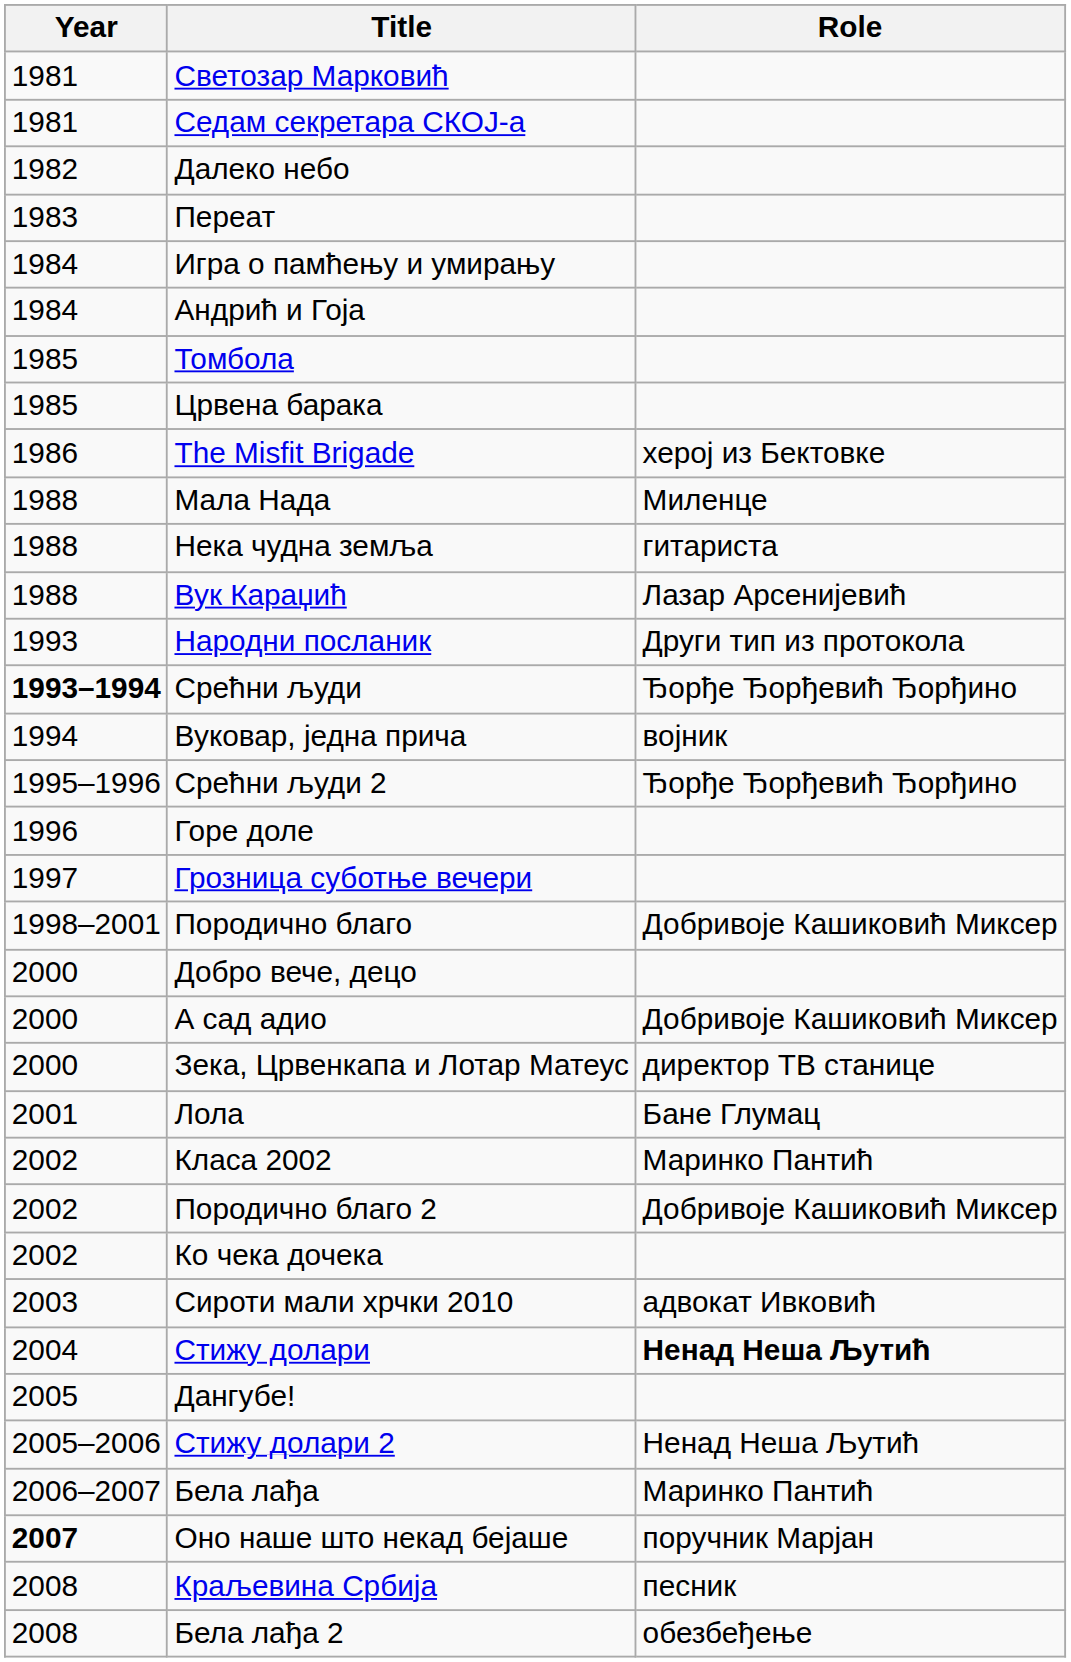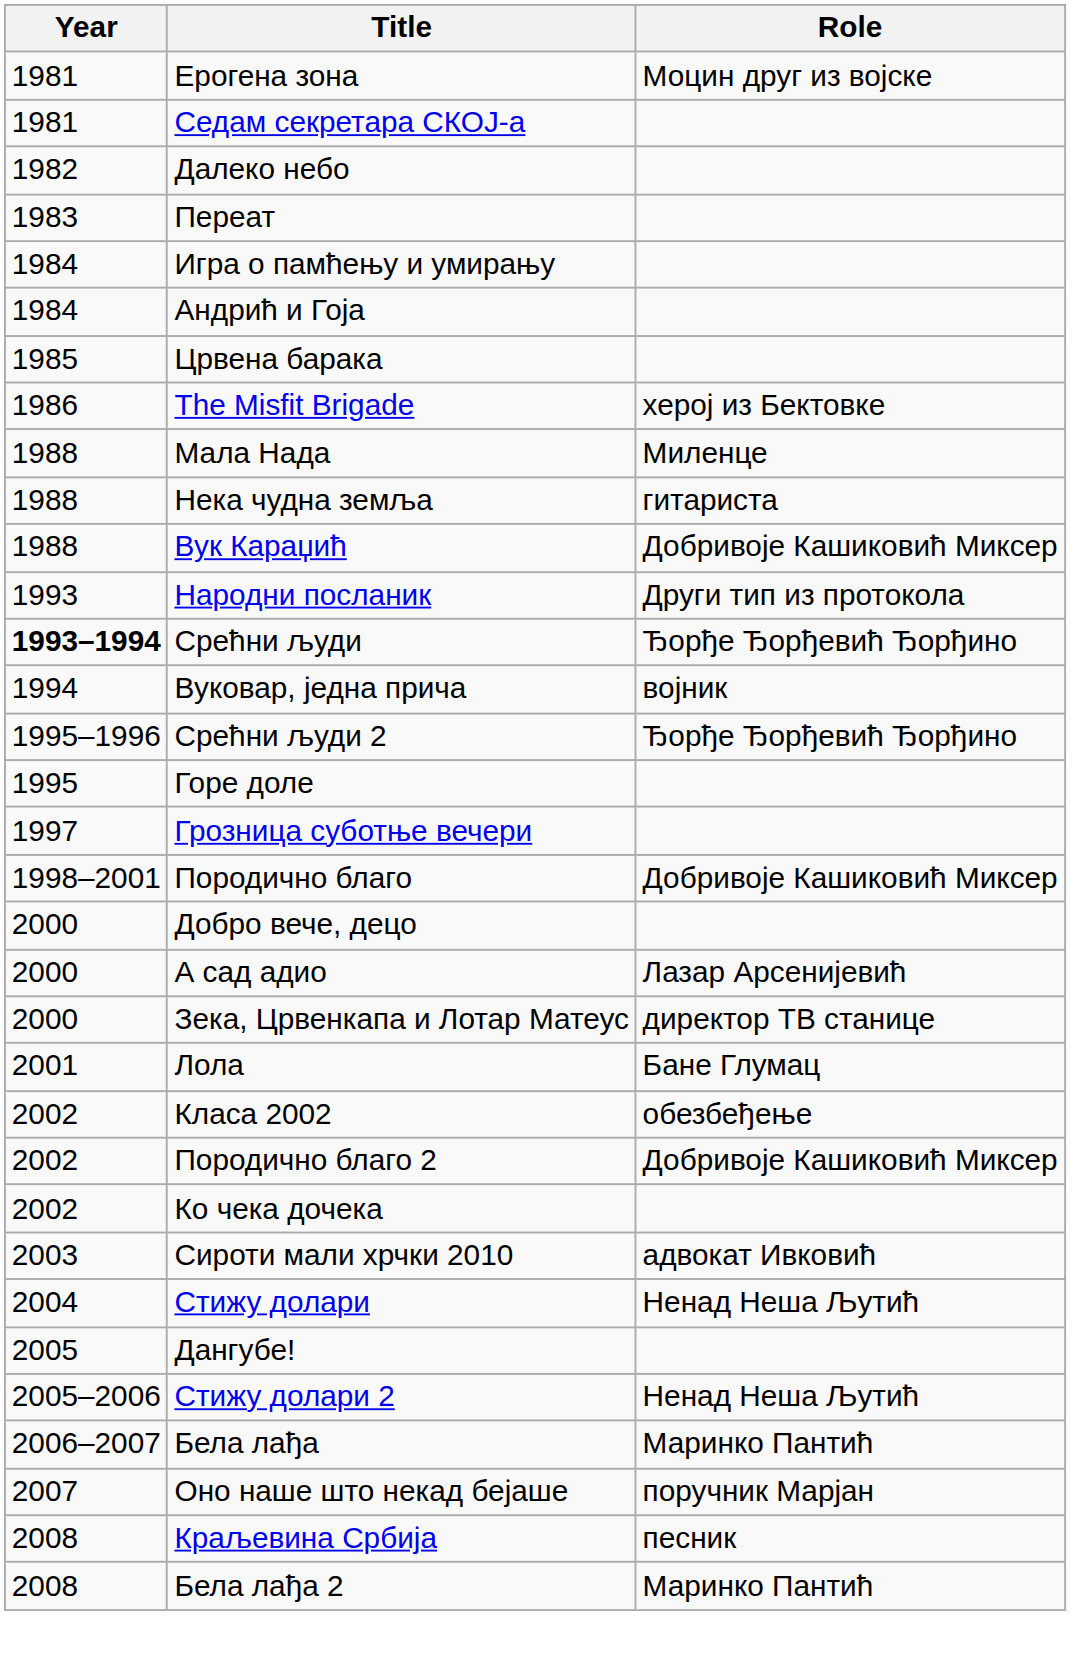+ row: (266, 75)
- row: (312, 75)
- row: (234, 358)
(775, 594) Лазар Арсенијевић -> (850, 547) Добривоје Кашиковић Миксер
(45, 830) 1996 -> (45, 783) 1995
(850, 1019) Добривоје Кашиковић Миксер -> (775, 972) Лазар Арсенијевић
(758, 1160) Маринко Пантић -> (727, 1113) обезбеђење
(787, 1349) bold -> (781, 1302) normal
(45, 1538) bold -> (45, 1491) normal
(727, 1632) обезбеђење -> (758, 1585) Маринко Пантић
